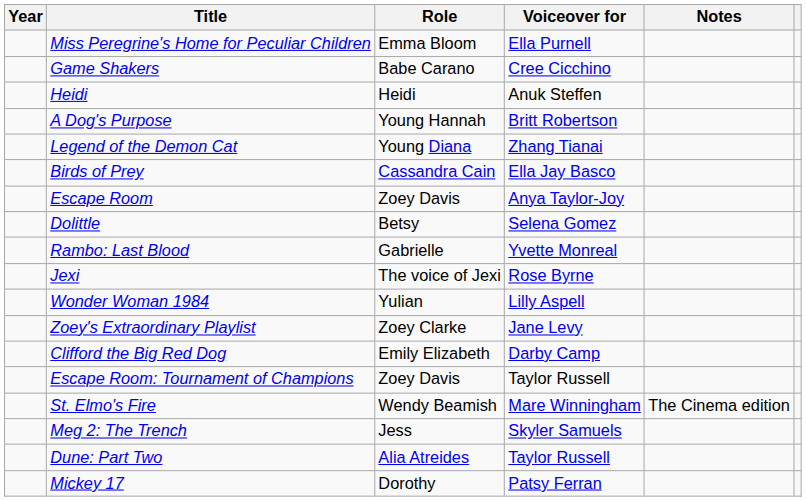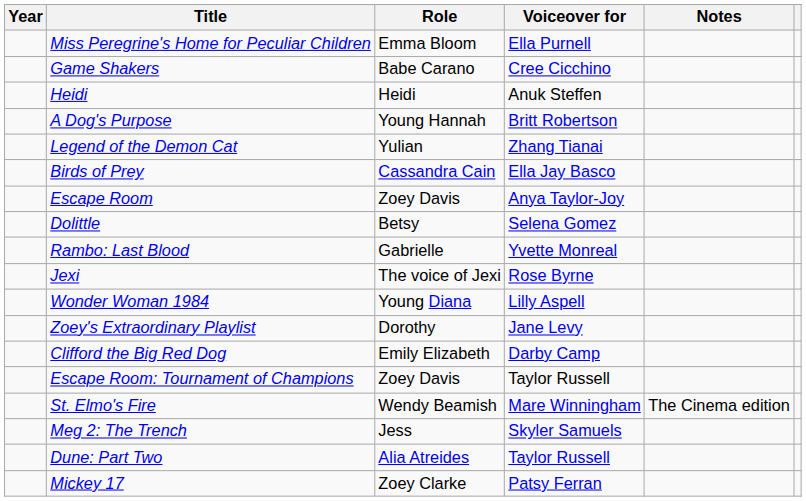(425, 146) Young Diana -> (401, 146) Yulian
(401, 302) Yulian -> (425, 302) Young Diana
(422, 328) Zoey Clarke -> (407, 328) Dorothy
(407, 483) Dorothy -> (422, 483) Zoey Clarke
